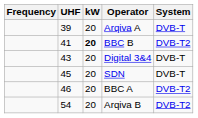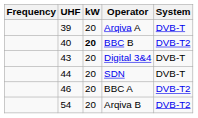(66, 43) 41 -> (66, 43) 40
(66, 74) 45 -> (66, 74) 44
